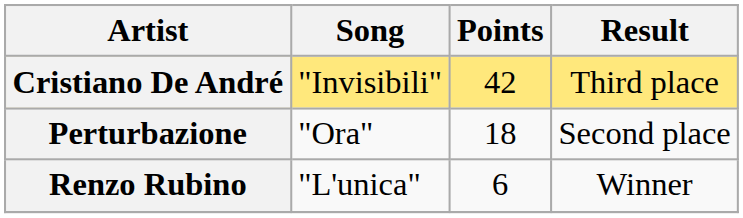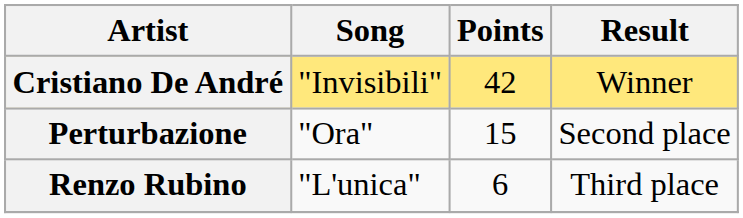(645, 81) Third place -> (645, 81) Winner
(500, 133) 18 -> (500, 133) 15
(645, 184) Winner -> (645, 184) Third place
